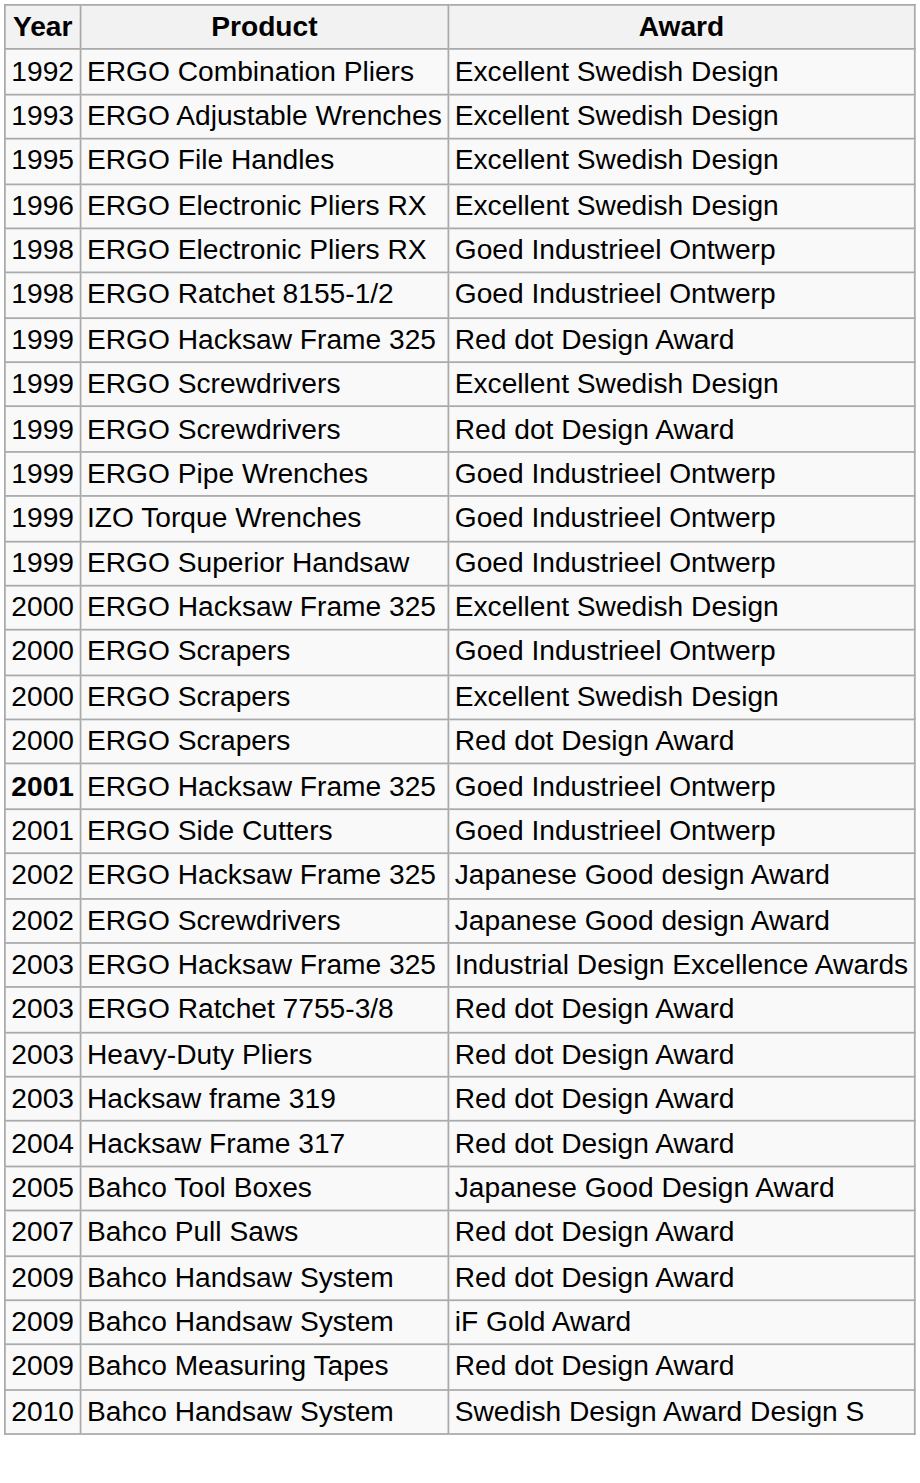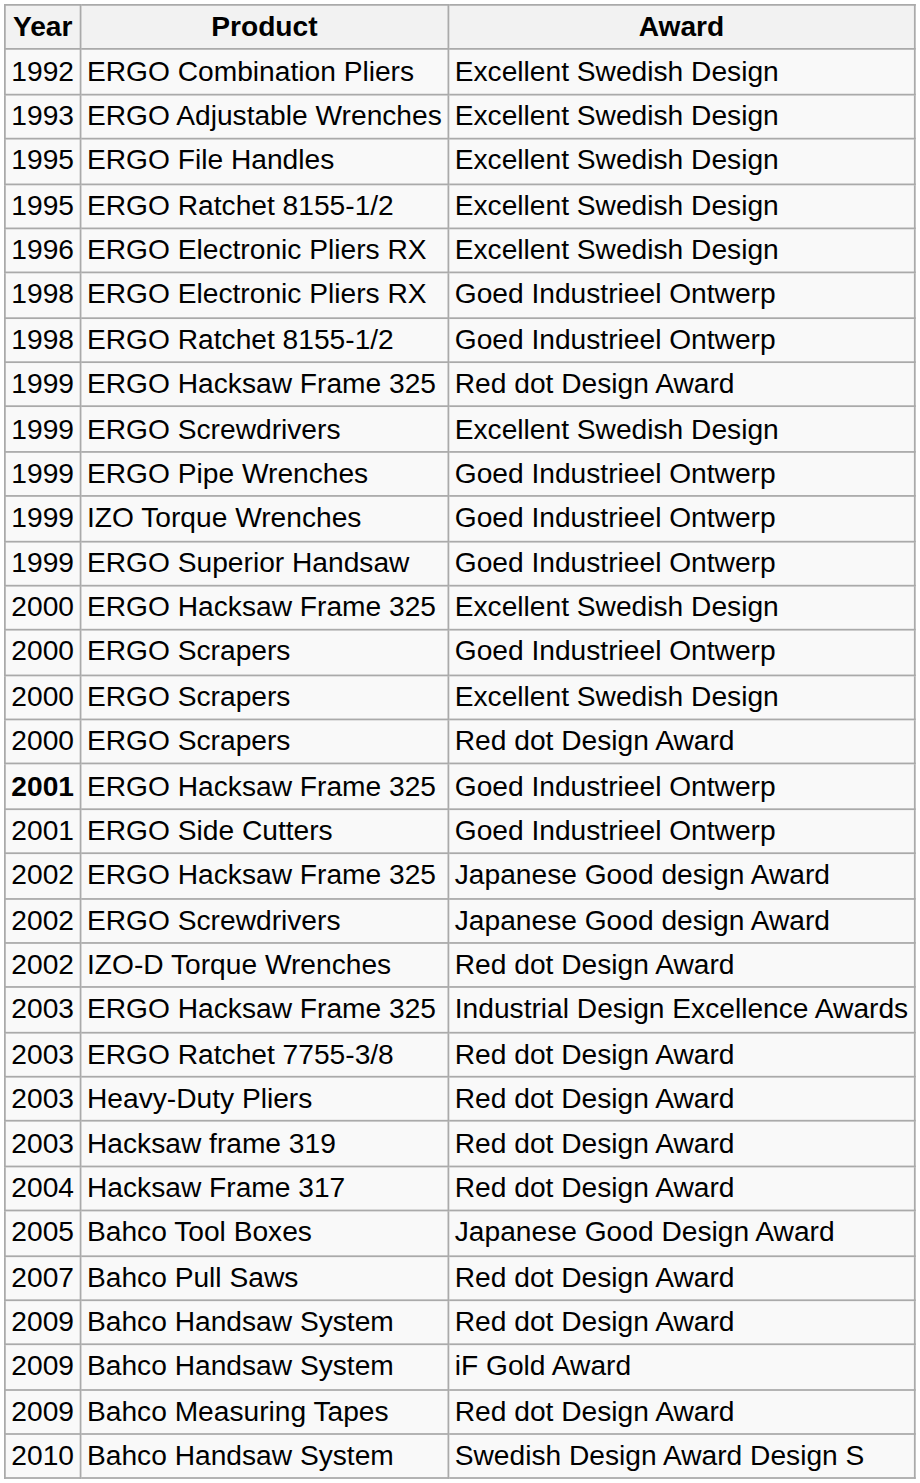+ row: (240, 205)
- row: (214, 428)
+ row: (239, 964)
